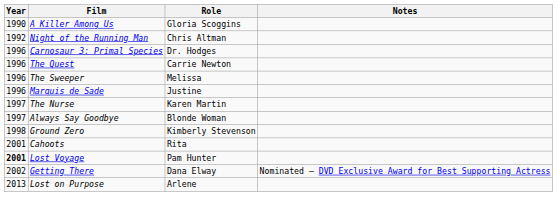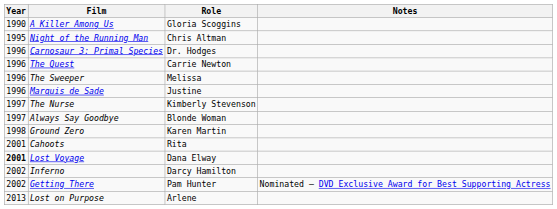(16, 38) 1992 -> (16, 38) 1995
(197, 104) Karen Martin -> (211, 104) Kimberly Stevenson
(211, 131) Kimberly Stevenson -> (197, 131) Karen Martin
(192, 158) Pam Hunter -> (192, 158) Dana Elway
+ row: (47, 171)
(192, 171) Dana Elway -> (192, 185) Pam Hunter
